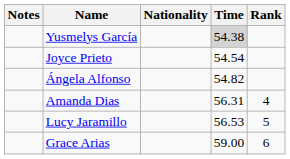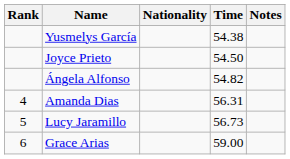columns swapped: (266, 15) <-> (24, 15)
(229, 36) lightgrey background -> (228, 36) no background
(229, 57) 54.54 -> (228, 57) 54.50
(229, 121) 56.53 -> (228, 121) 56.73
